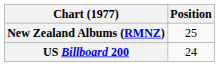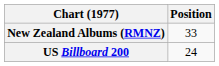(191, 33) 25 -> (191, 33) 33
